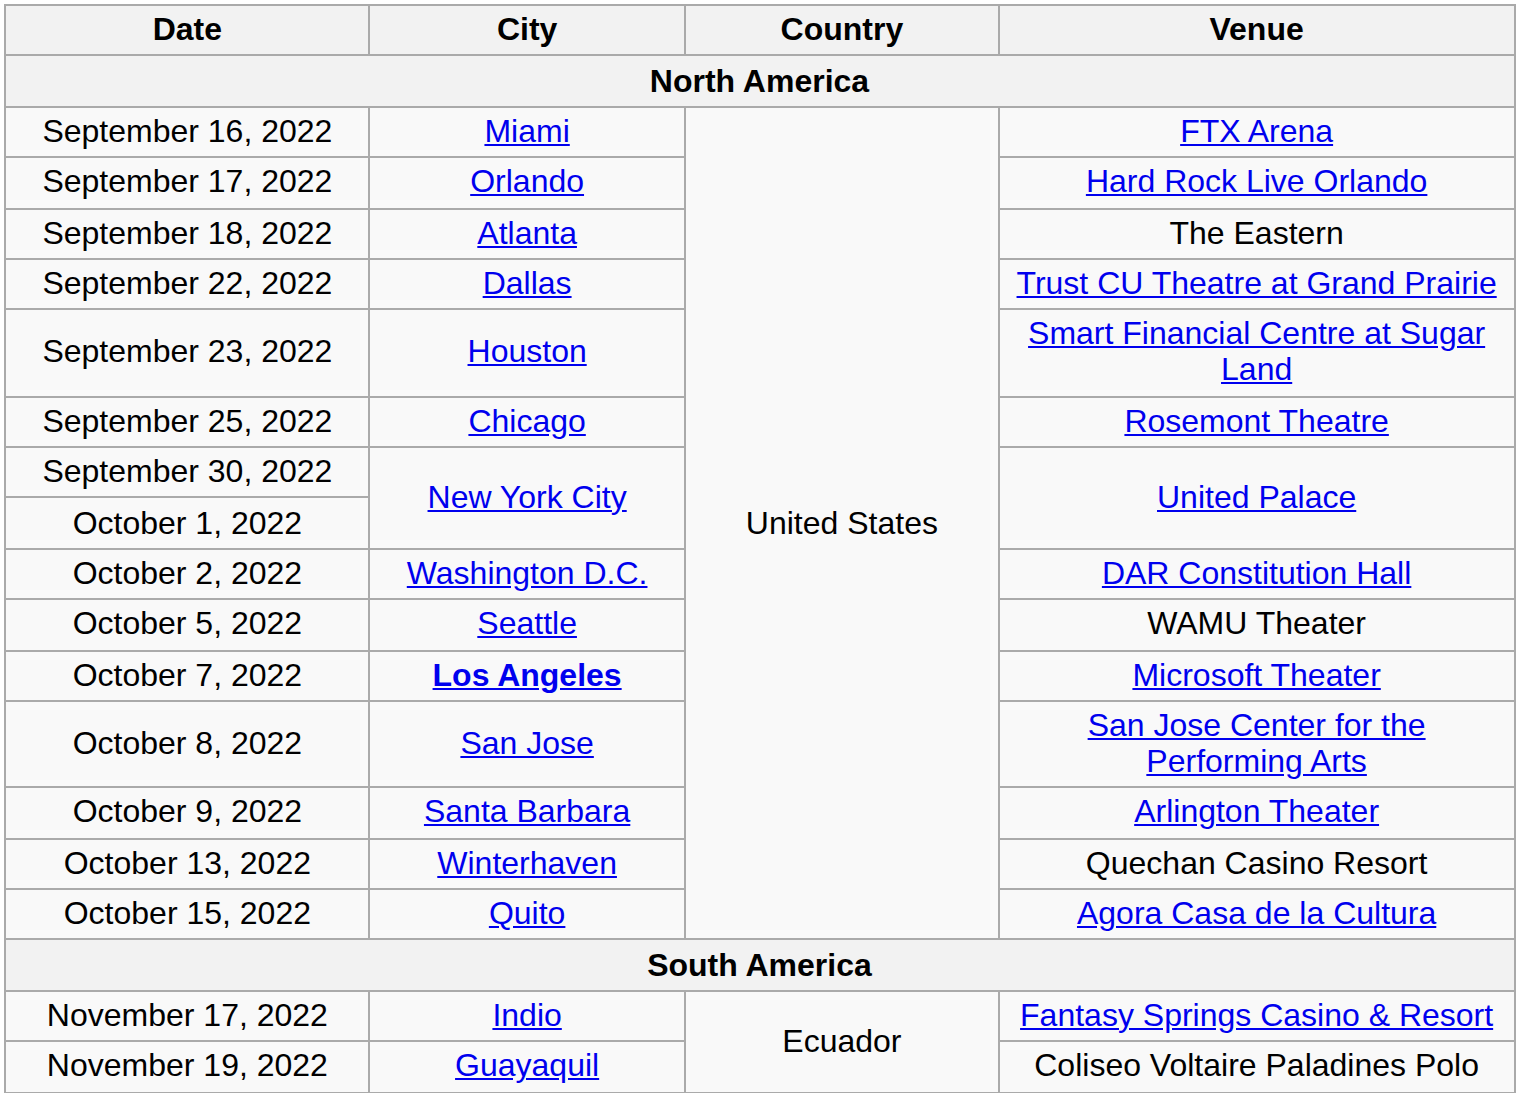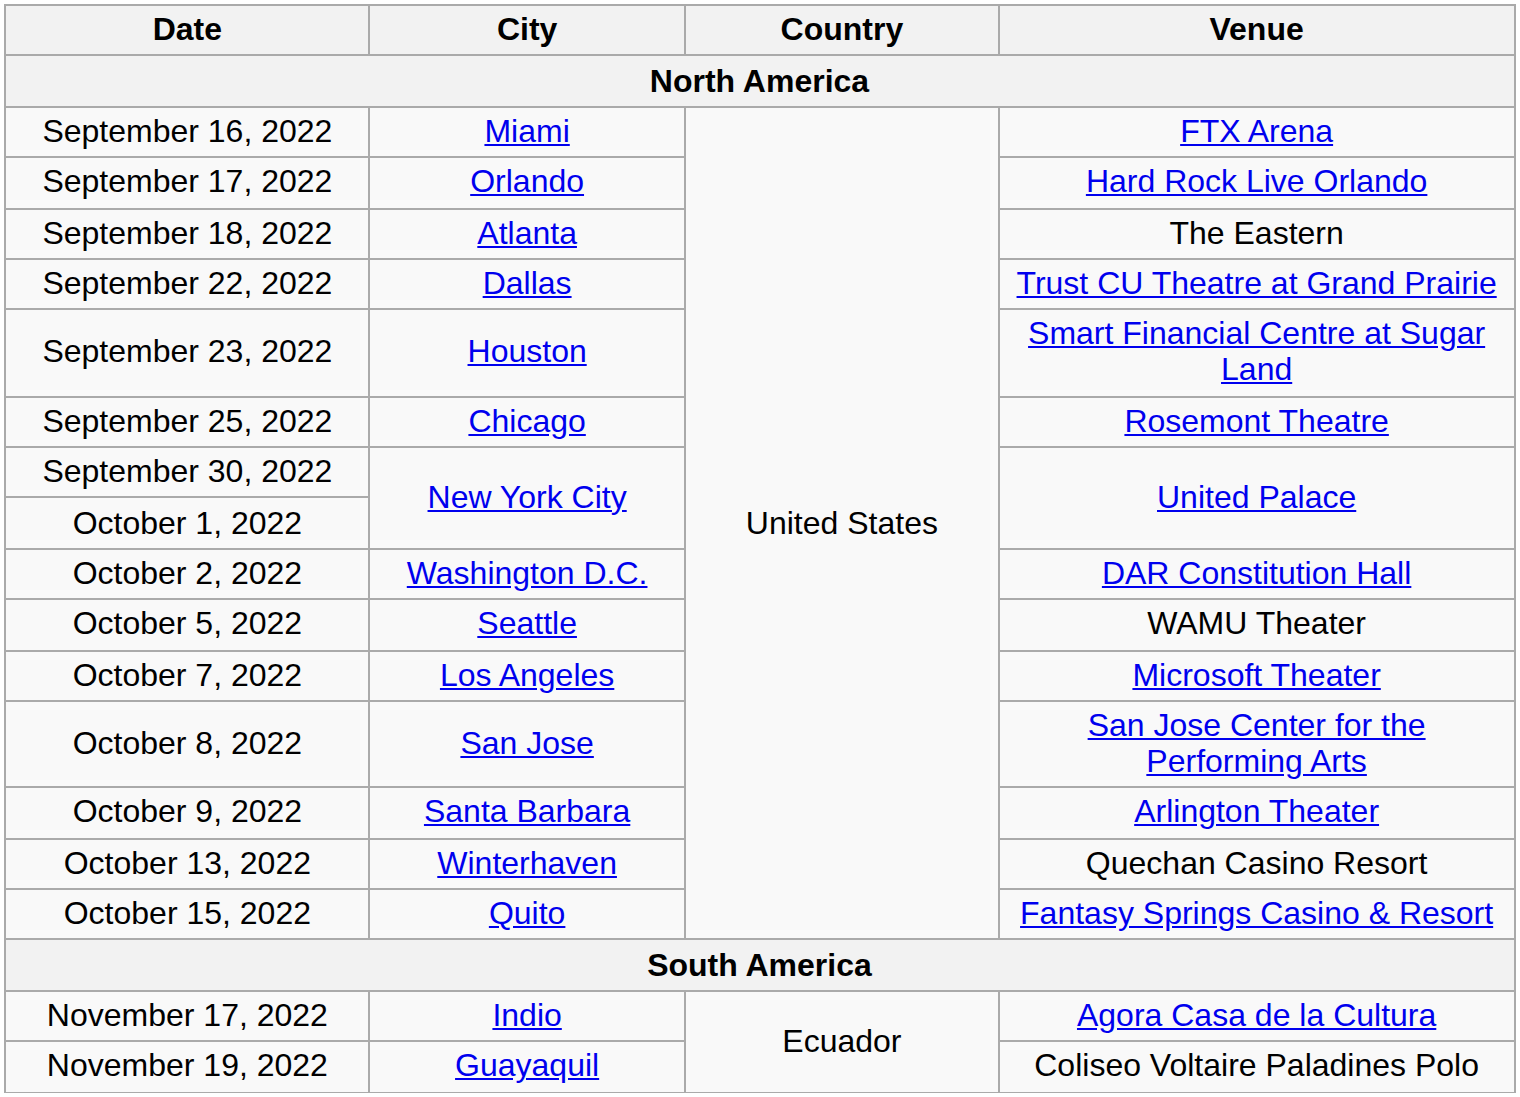(527, 674) bold -> (527, 674) normal
(1257, 913) Agora Casa de la Cultura -> (1257, 913) Fantasy Springs Casino & Resort
(1257, 1015) Fantasy Springs Casino & Resort -> (1257, 1015) Agora Casa de la Cultura
